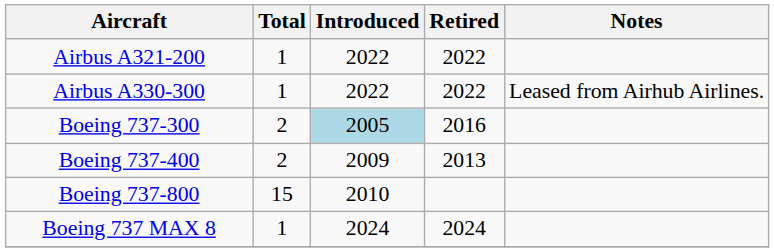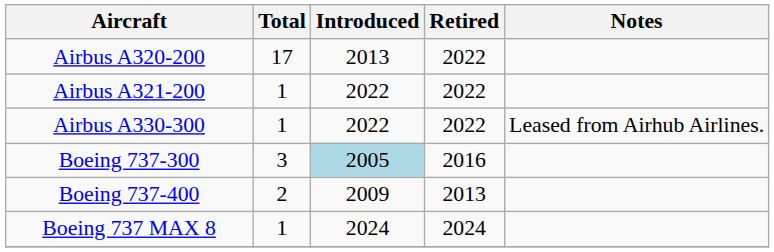+ row: (129, 56)
(282, 125) 2 -> (282, 159) 3
- row: (129, 194)
